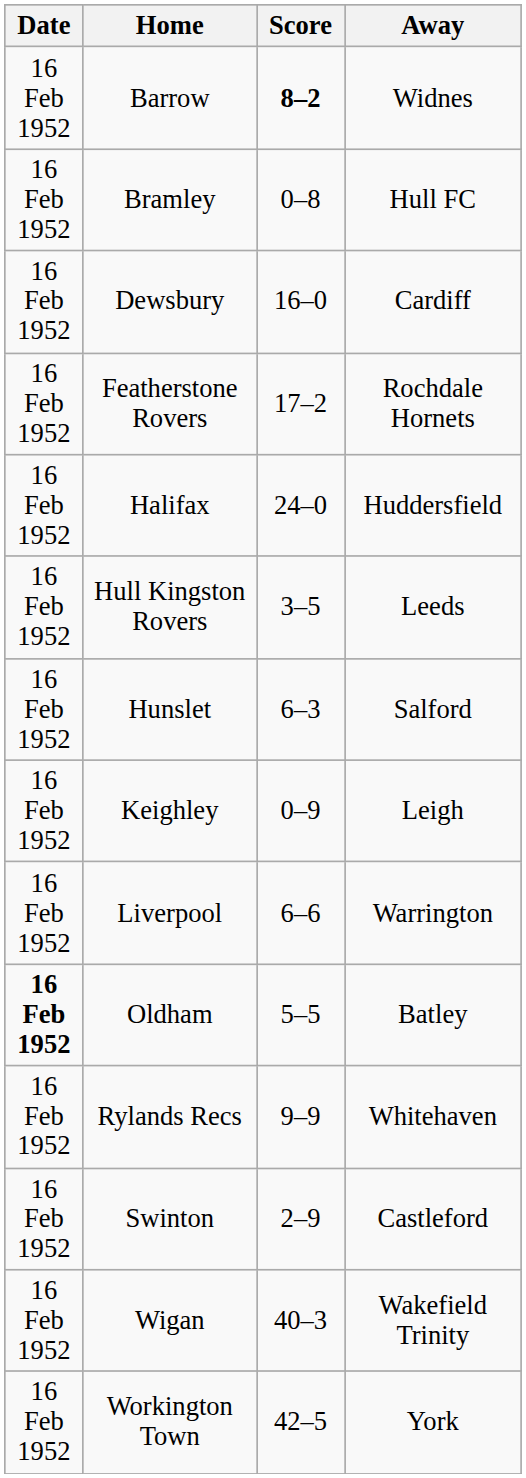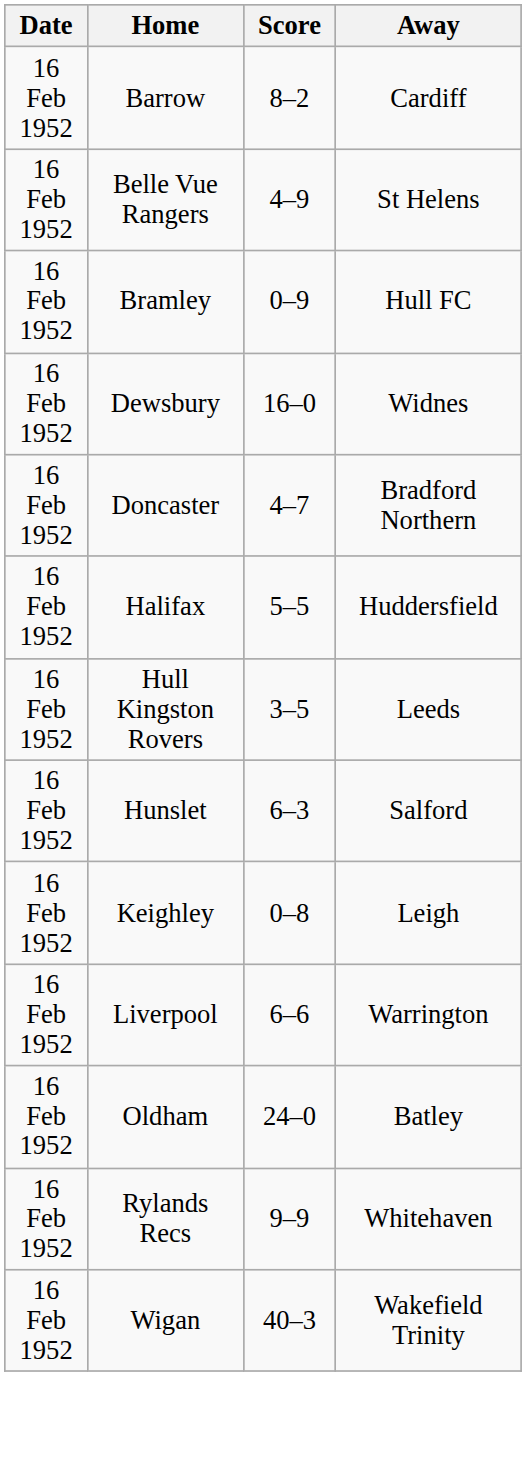(301, 97) bold -> (289, 97) normal
(433, 97) Widnes -> (428, 97) Cardiff
+ row: (165, 199)
(301, 199) 0–8 -> (289, 301) 0–9
(433, 301) Cardiff -> (428, 403) Widnes
+ row: (165, 505)
- row: (170, 403)
(301, 505) 24–0 -> (289, 606) 5–5
(301, 810) 0–9 -> (289, 912) 0–8
(44, 1014) bold -> (46, 1116) normal
(301, 1014) 5–5 -> (289, 1116) 24–0
- row: (170, 1218)
- row: (170, 1422)
